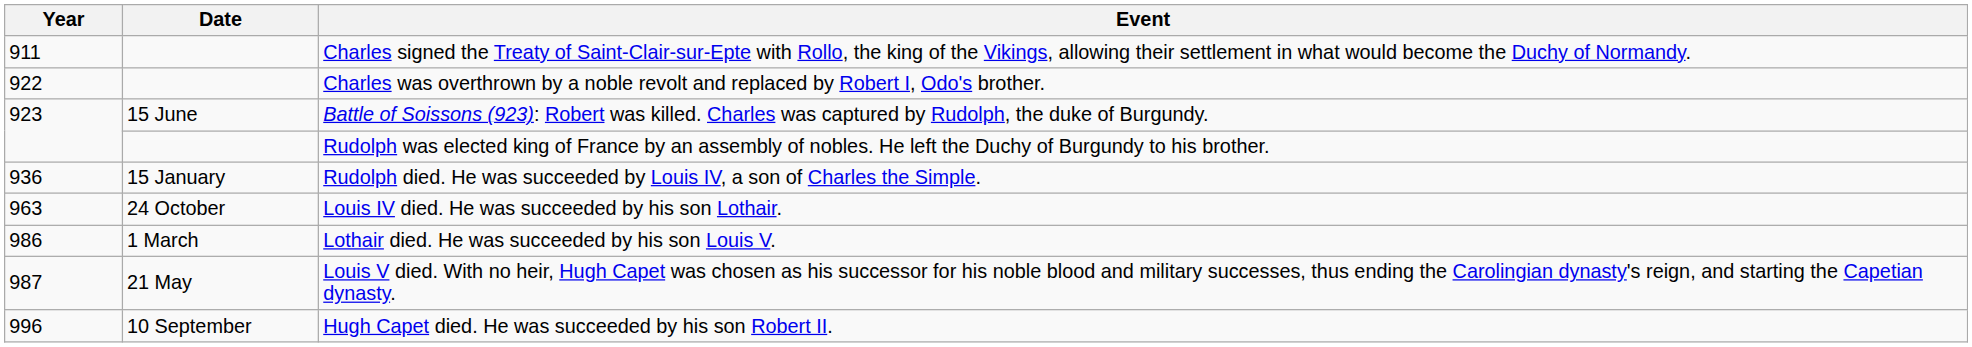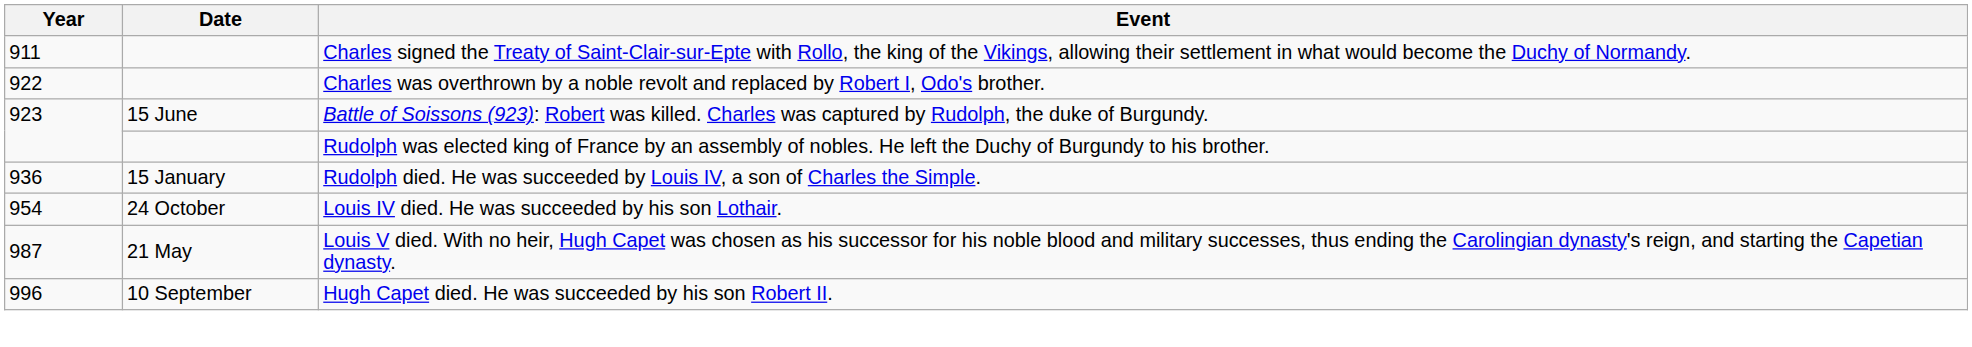(26, 209) 963 -> (26, 209) 954
- row: (550, 240)
